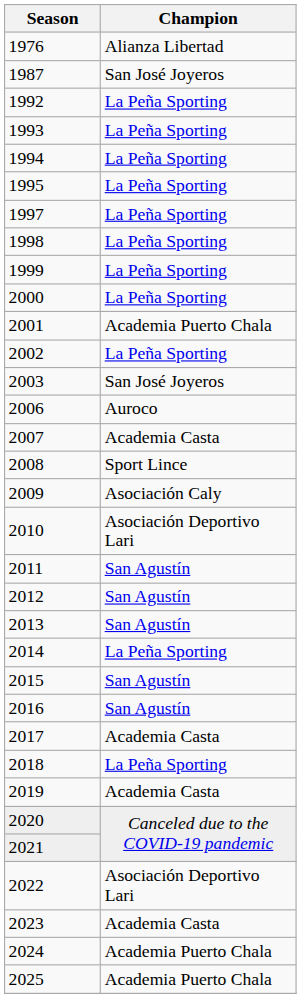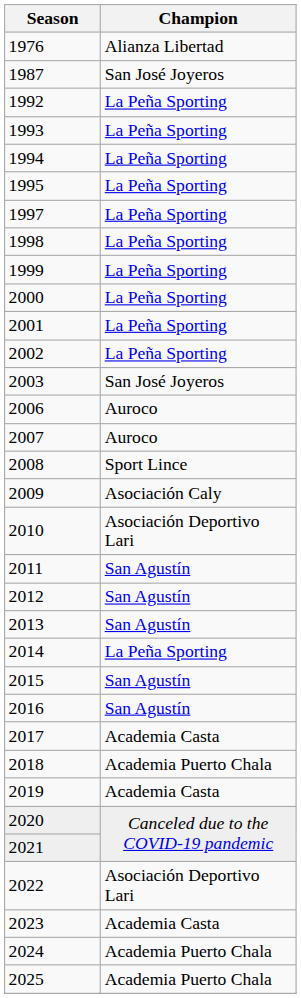(188, 325) Academia Puerto Chala -> (166, 325) La Peña Sporting
(162, 437) Academia Casta -> (131, 437) Auroco
(166, 763) La Peña Sporting -> (188, 763) Academia Puerto Chala
